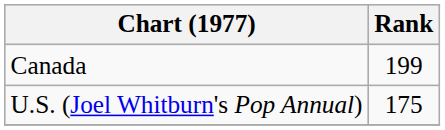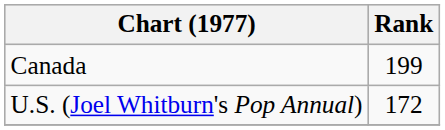(404, 104) 175 -> (404, 104) 172
